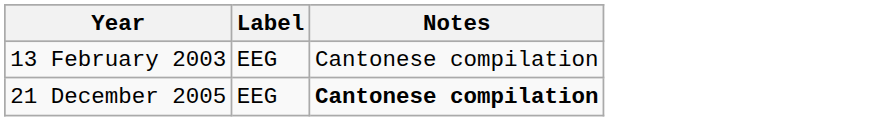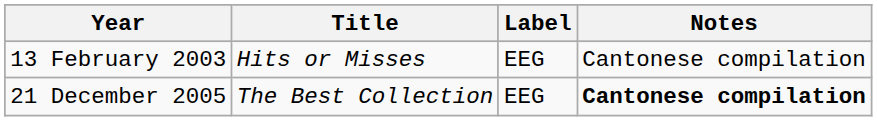+ column: (365, 23)
